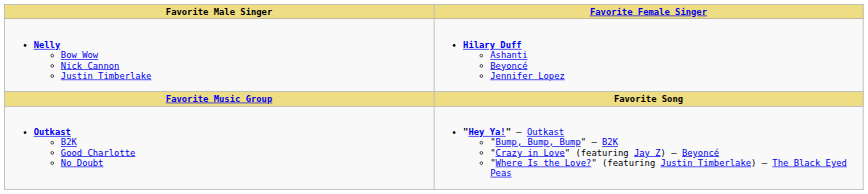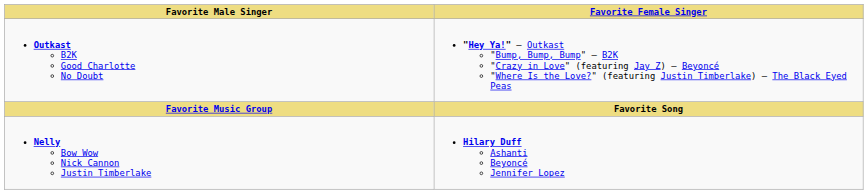rows swapped: (219, 60) <-> (219, 148)
